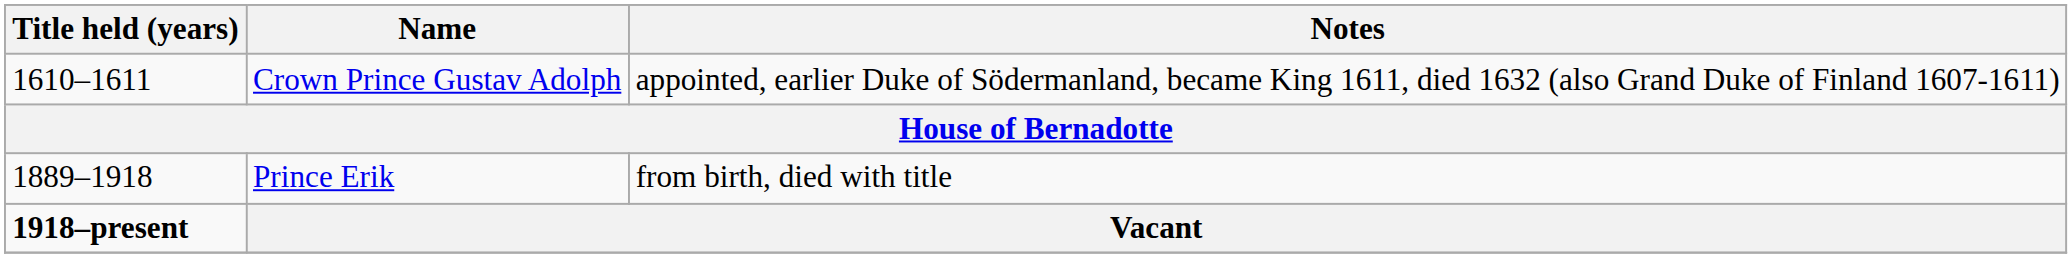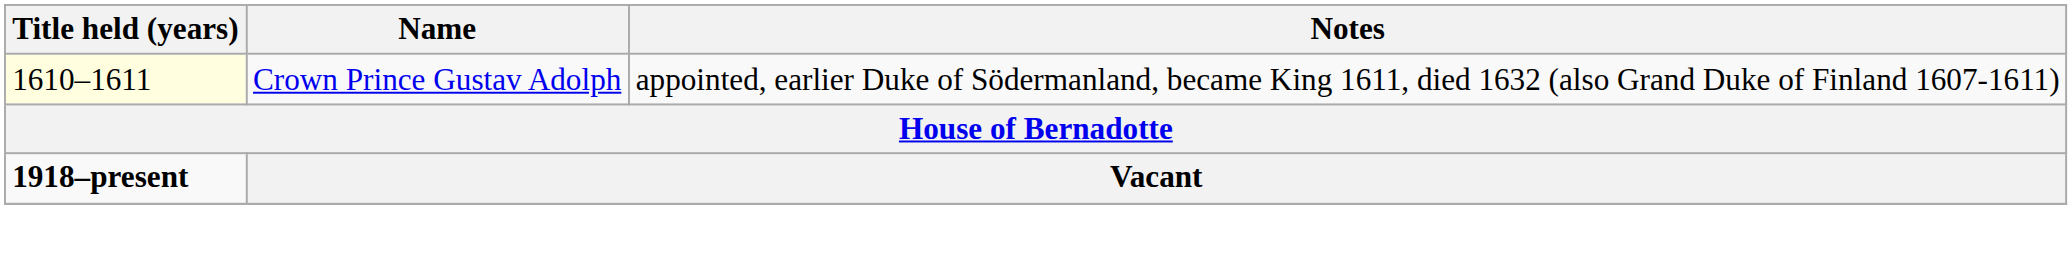(82, 78) no background -> (82, 78) lightyellow background
- row: (324, 177)
